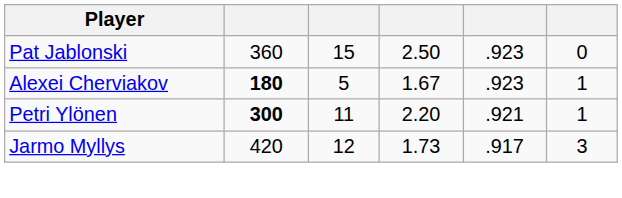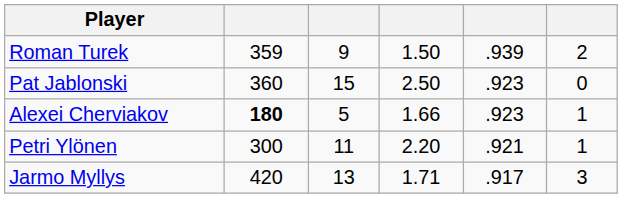+ row: (69, 51)
(421, 83) 1.67 -> (421, 114) 1.66
(266, 114) bold -> (266, 146) normal
(344, 146) 12 -> (344, 177) 13
(421, 146) 1.73 -> (421, 177) 1.71
